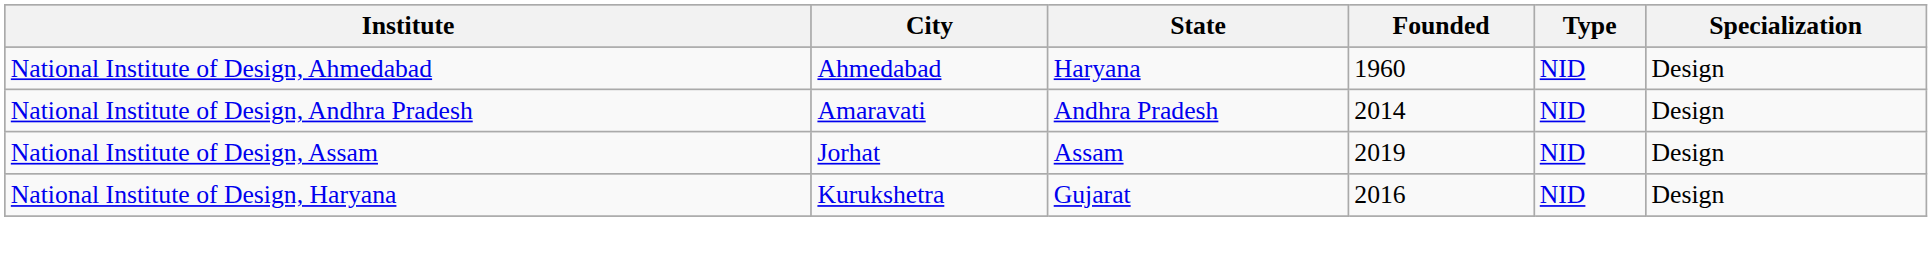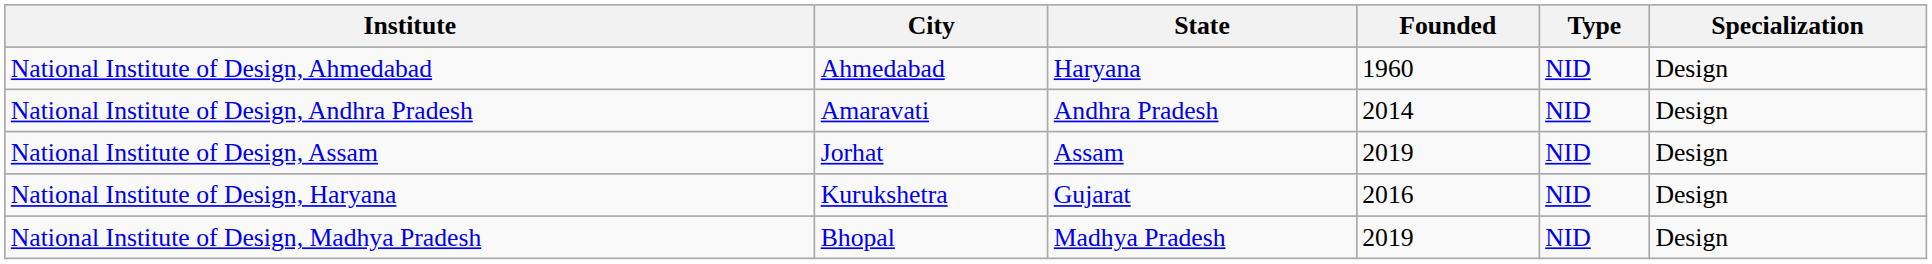+ row: (246, 237)
